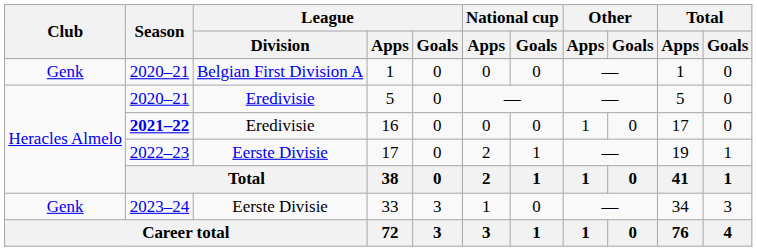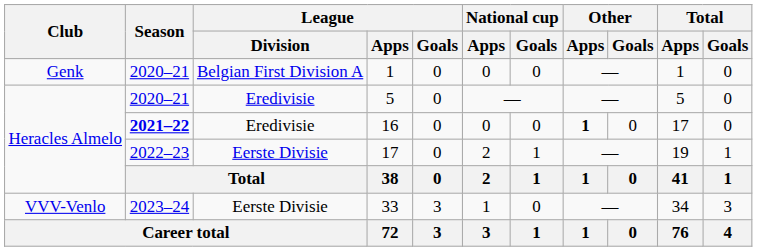(585, 125) normal -> (585, 125) bold
(65, 206) Genk -> (65, 206) VVV-Venlo
